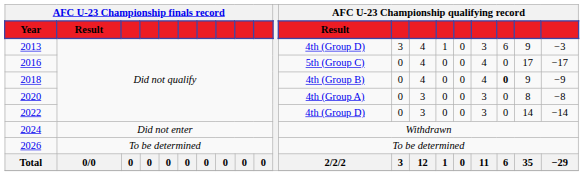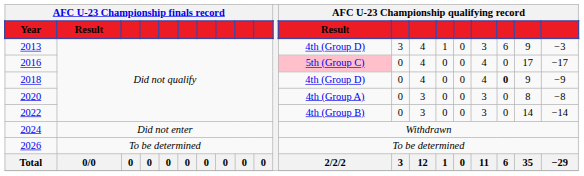(335, 63) no background -> (335, 63) pink background
(335, 80) 4th (Group B) -> (335, 80) 4th (Group D)
(335, 113) 4th (Group D) -> (335, 113) 4th (Group B)
